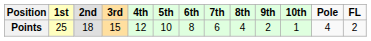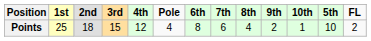columns swapped: (166, 12) <-> (328, 12)
